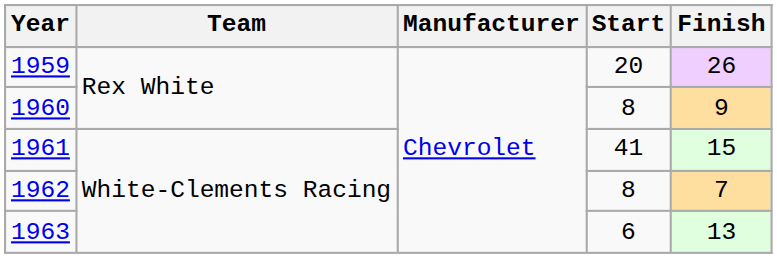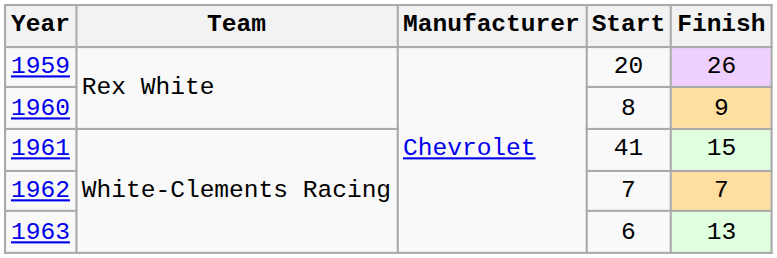(628, 190) 8 -> (628, 190) 7
